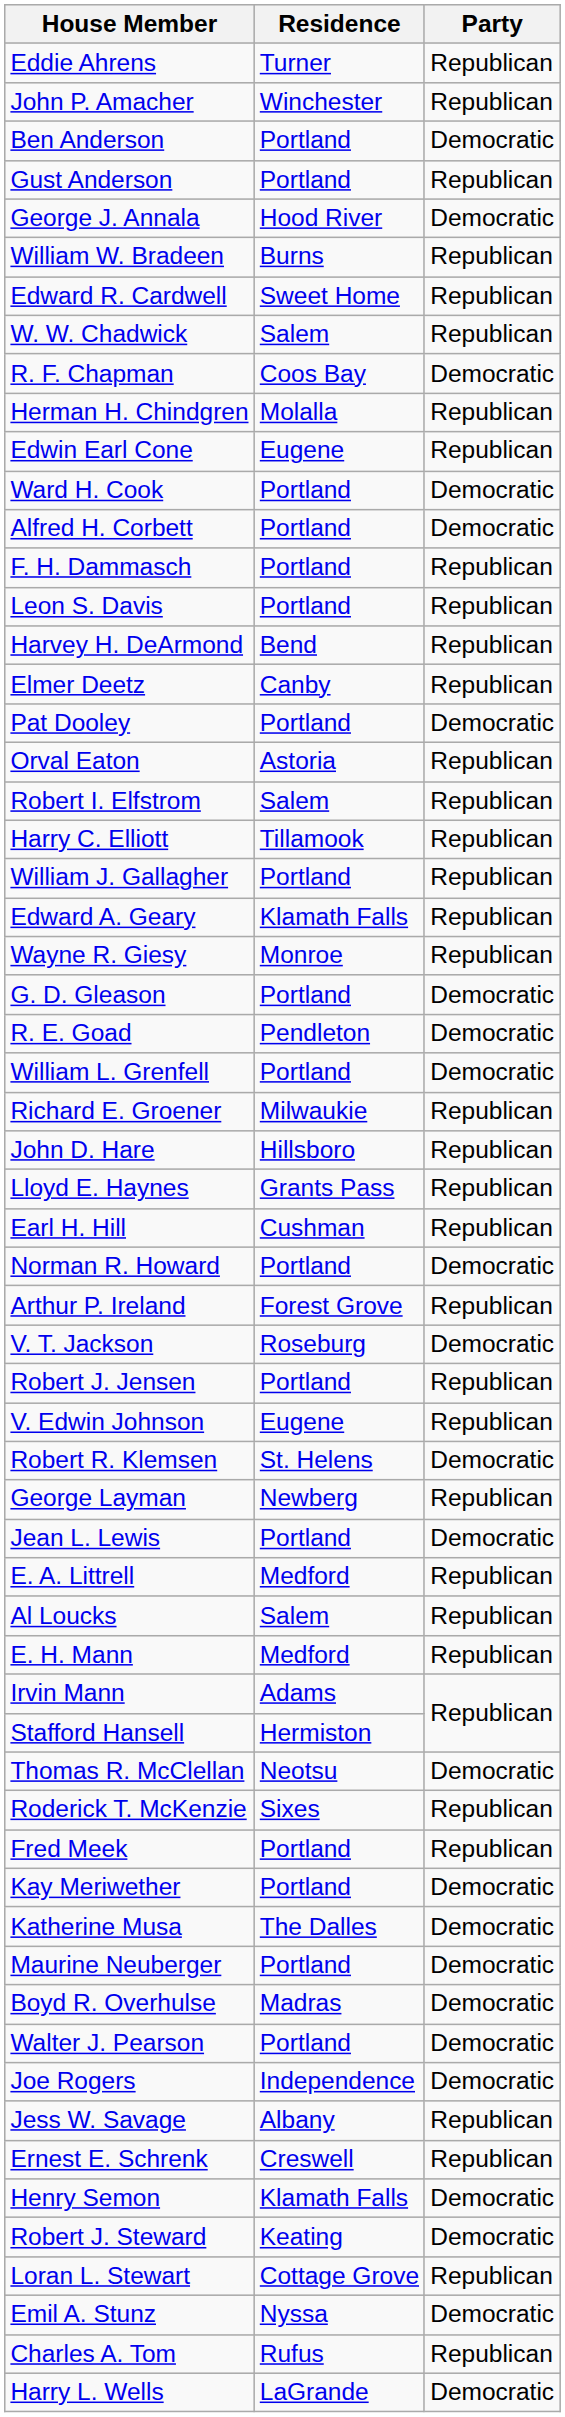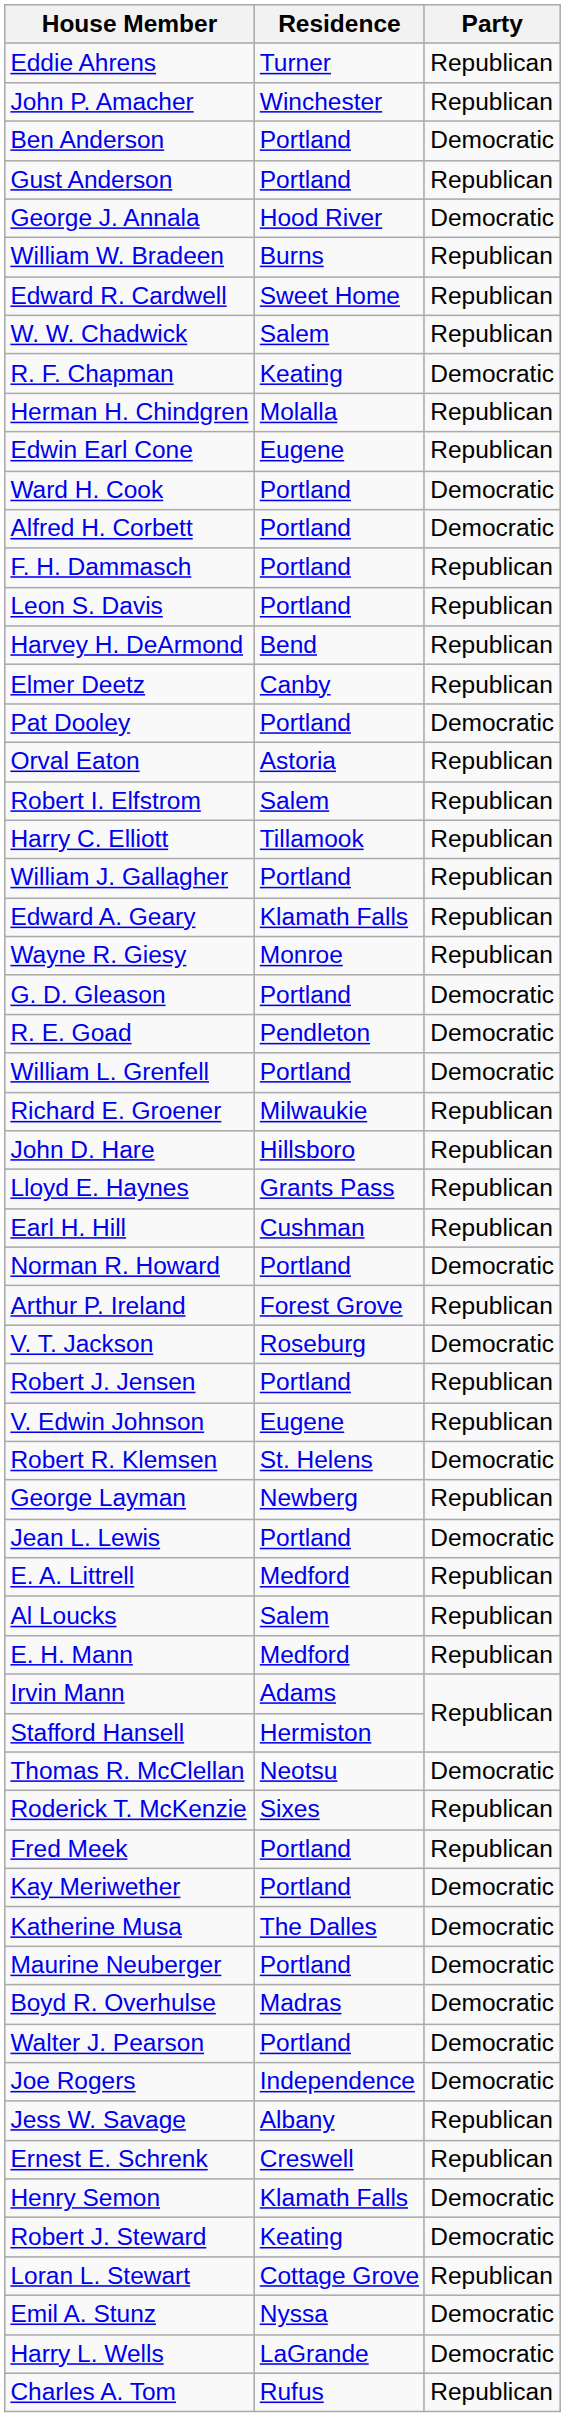(313, 373) Coos Bay -> (301, 373) Keating
rows swapped: (93, 2353) <-> (87, 2392)
